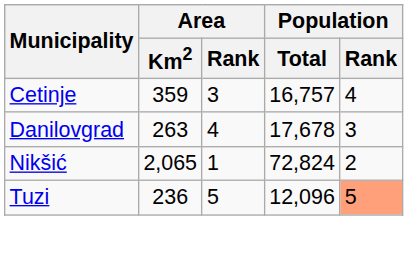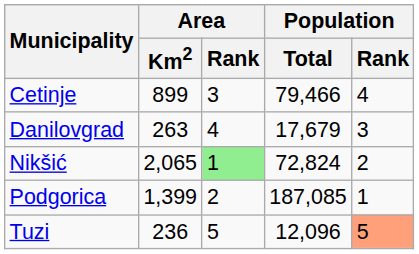(170, 95) 359 -> (170, 95) 899
(302, 95) 16,757 -> (308, 95) 79,466
(302, 129) 17,678 -> (308, 129) 17,679
(213, 163) no background -> (213, 163) lightgreen background
+ row: (58, 197)
